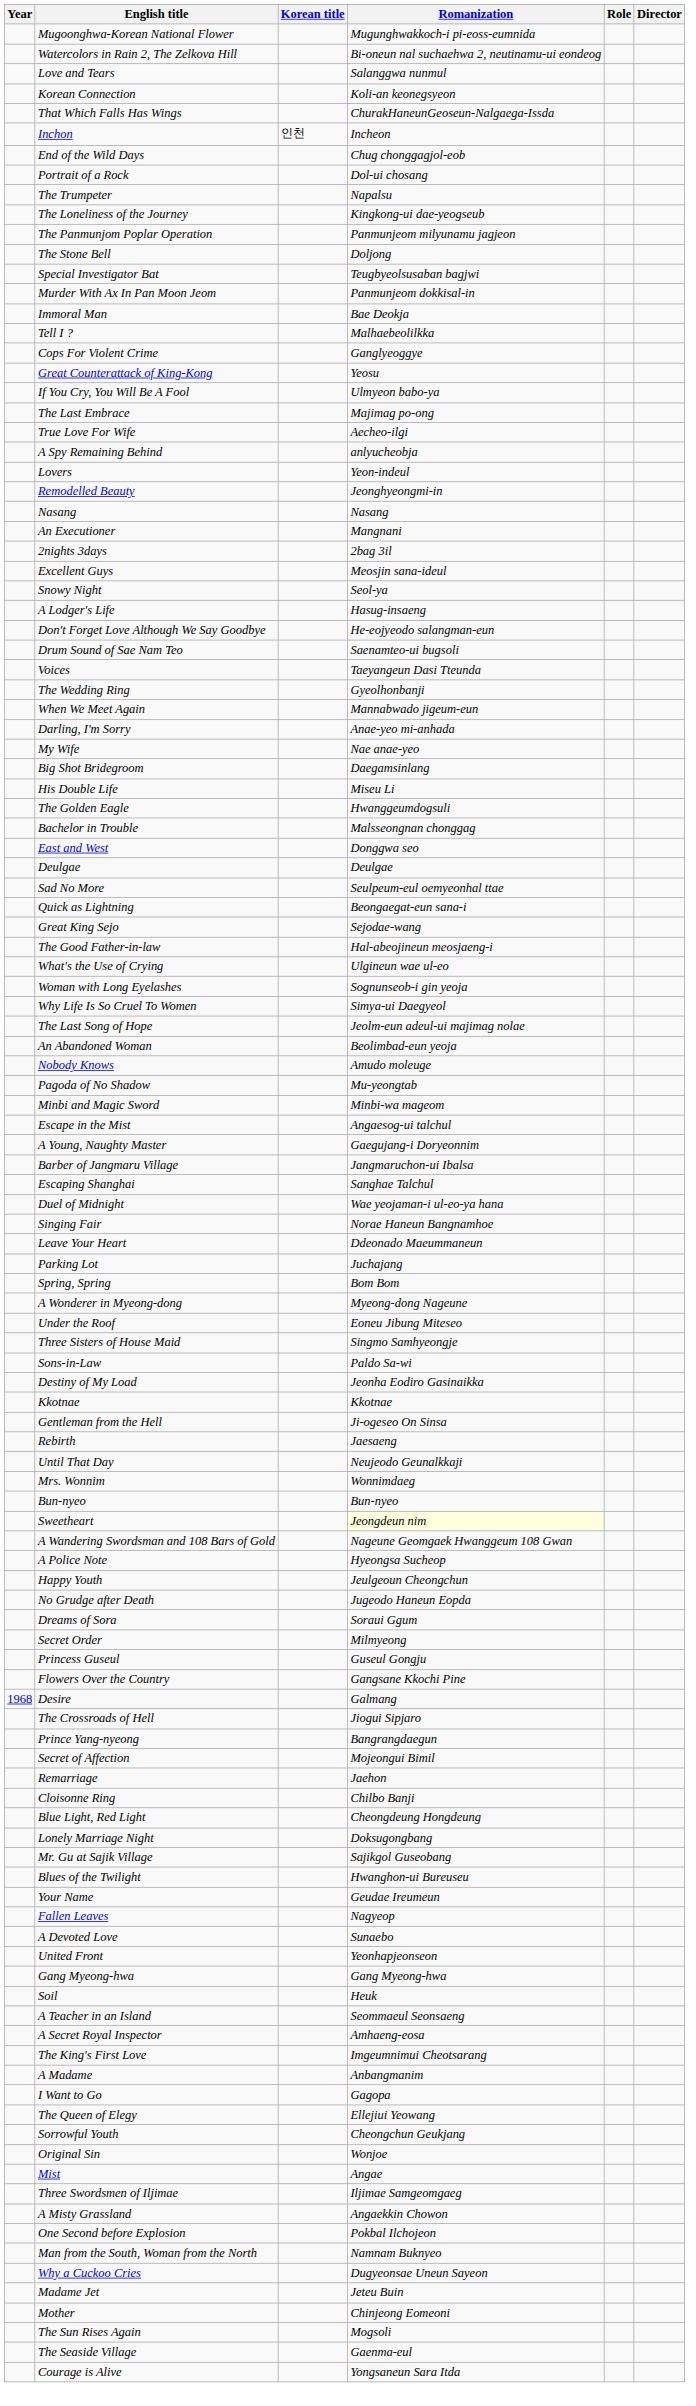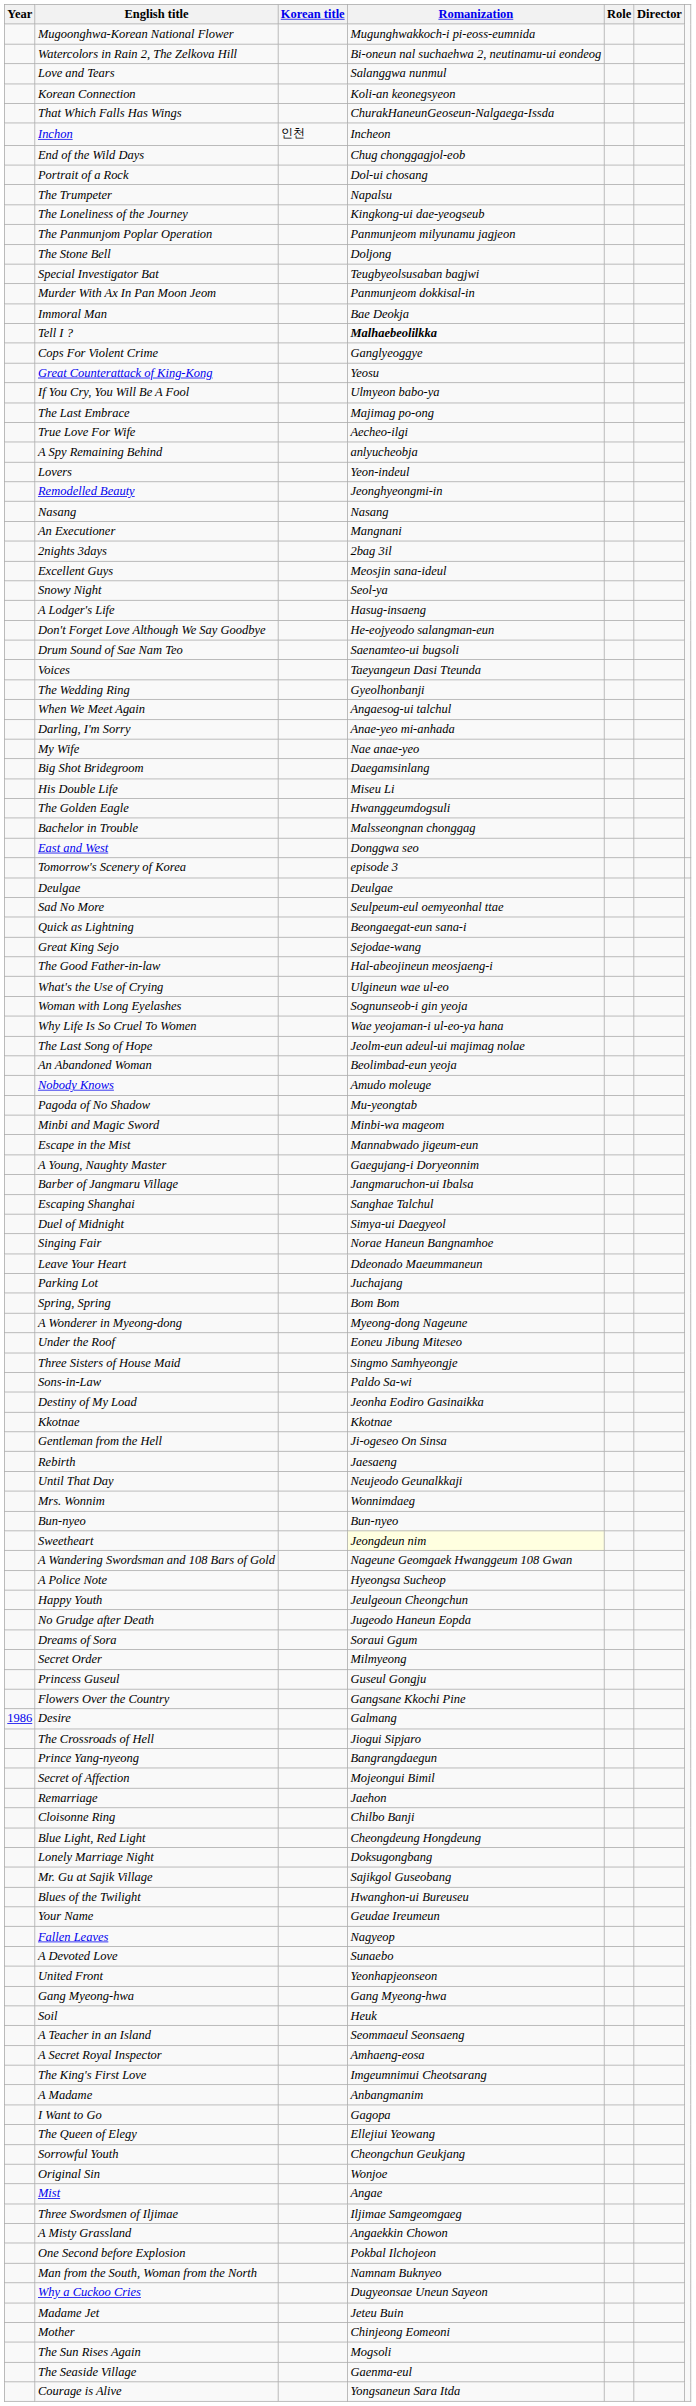(392, 333) normal -> (394, 333) bold
(414, 709) Mannabwado jigeum-eun -> (401, 709) Angaesog-ui talchul
+ row: (112, 867)
(398, 1006) Simya-ui Daegyeol -> (427, 1026) Wae yeojaman-i ul-eo-ya hana
(401, 1125) Angaesog-ui talchul -> (414, 1144) Mannabwado jigeum-eun
(427, 1204) Wae yeojaman-i ul-eo-ya hana -> (398, 1224) Simya-ui Daegyeol
(20, 1699) 1968 -> (20, 1718) 1986
